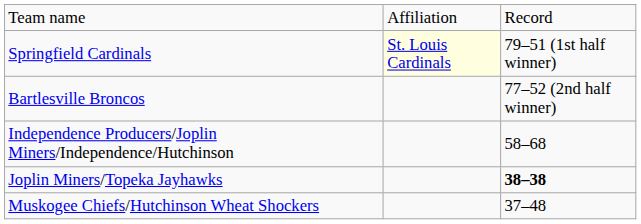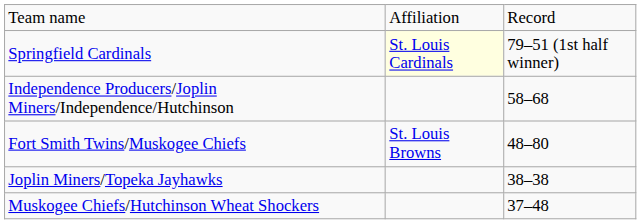- row: (77, 98)
+ row: (127, 143)
(525, 179) bold -> (528, 179) normal
